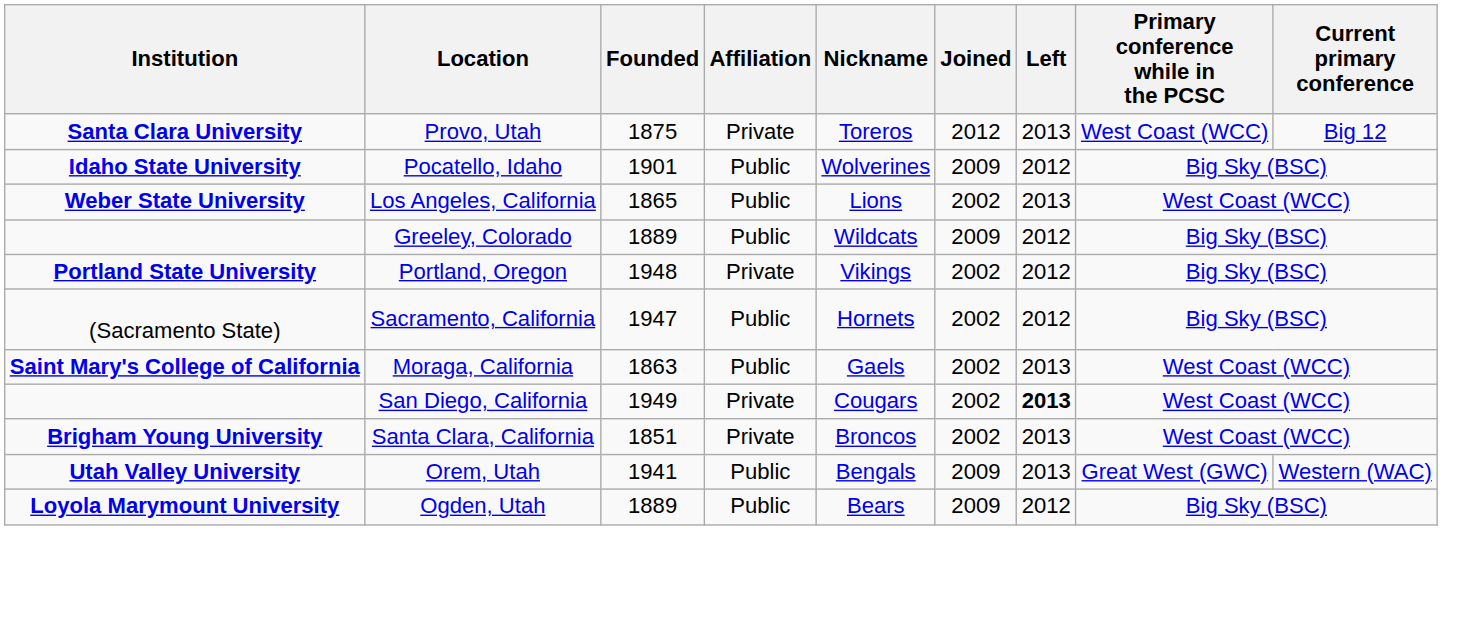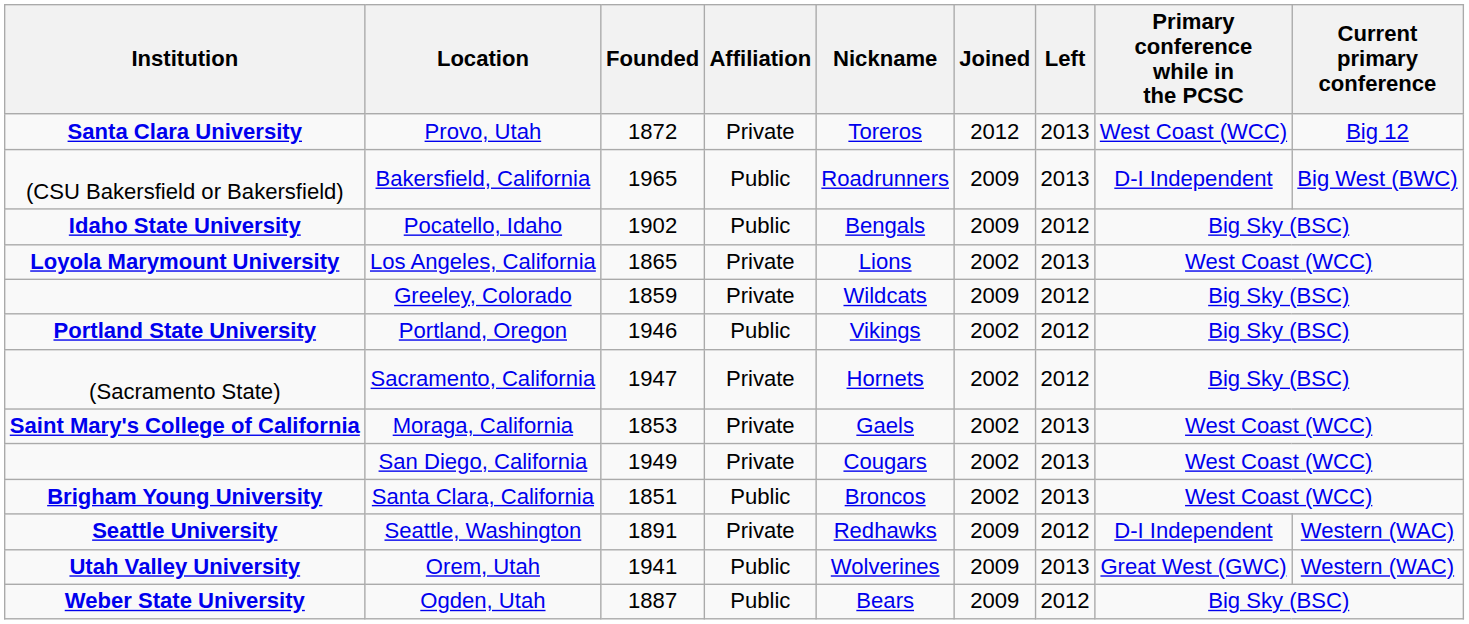(653, 131) 1875 -> (653, 131) 1872
+ row: (483, 178)
(653, 166) 1901 -> (653, 226) 1902
(876, 166) Wolverines -> (885, 226) Bengals
(185, 201) Weber State University -> (185, 261) Loyola Marymount University
(760, 201) Public -> (760, 261) Private
(653, 236) 1889 -> (653, 296) 1859
(760, 236) Public -> (760, 296) Private
(653, 271) 1948 -> (653, 331) 1946
(760, 271) Private -> (760, 331) Public
(760, 319) Public -> (760, 378) Private
(653, 366) 1863 -> (653, 426) 1853
(760, 366) Public -> (760, 426) Private
(1046, 401) bold -> (1065, 461) normal
(760, 436) Private -> (760, 496) Public
+ row: (483, 531)
(876, 471) Bengals -> (885, 566) Wolverines
(185, 506) Loyola Marymount University -> (185, 601) Weber State University
(653, 506) 1889 -> (653, 601) 1887
